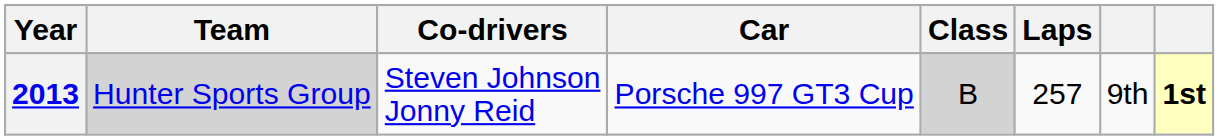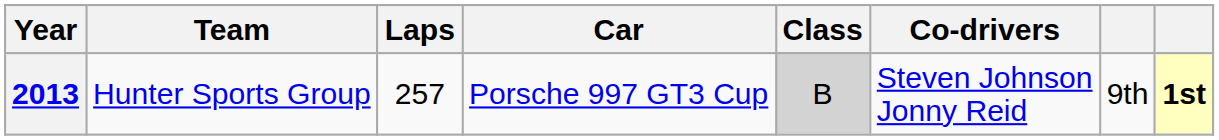columns swapped: (493, 29) <-> (1057, 29)
(232, 93) lightgrey background -> (232, 93) no background
